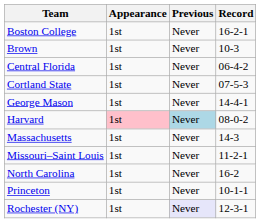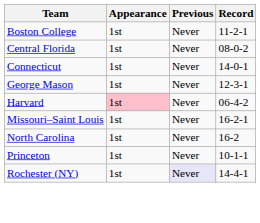(233, 31) 16-2-1 -> (233, 31) 11-2-1
- row: (22, 48)
(233, 66) 06-4-2 -> (233, 48) 08-0-2
+ row: (34, 66)
- row: (39, 84)
(233, 102) 14-4-1 -> (233, 84) 12-3-1
(186, 119) lightblue background -> (186, 102) no background
(233, 119) 08-0-2 -> (233, 102) 06-4-2
- row: (39, 137)
(233, 155) 11-2-1 -> (233, 119) 16-2-1
(233, 208) 12-3-1 -> (233, 173) 14-4-1
